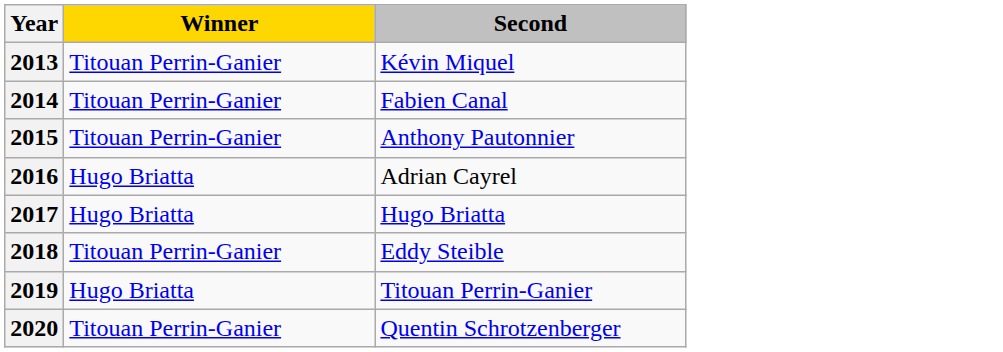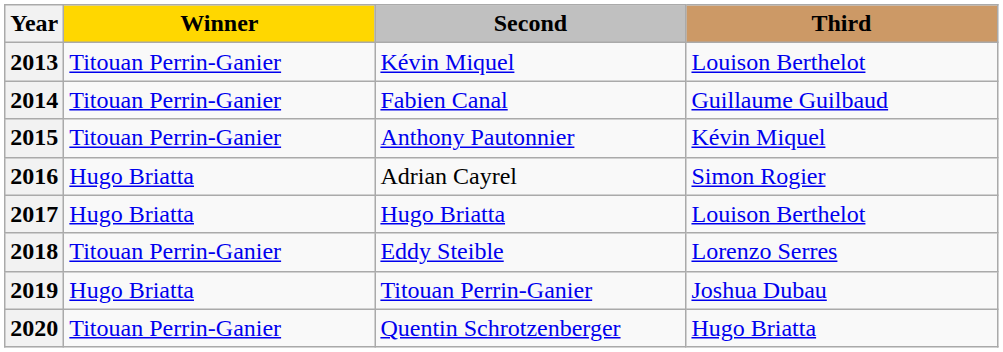+ column: (841, 23)
